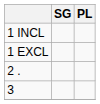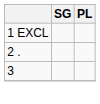- row: (26, 33)
